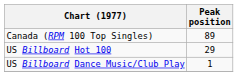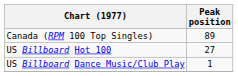(210, 50) 29 -> (210, 50) 27
